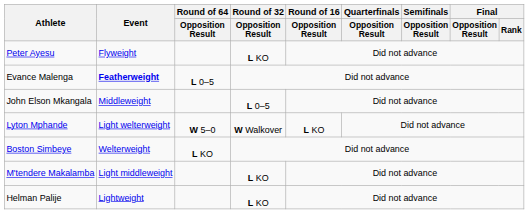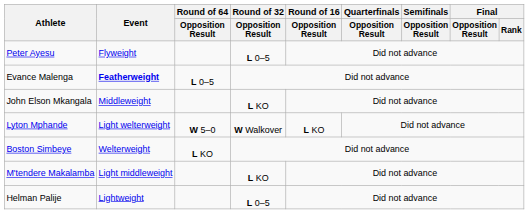(258, 58) L KO -> (258, 58) L 0–5
(258, 106) L 0–5 -> (258, 106) L KO
(258, 203) L KO -> (258, 203) L 0–5
